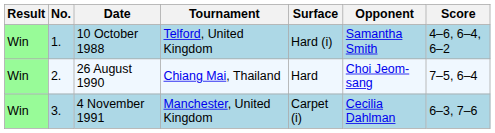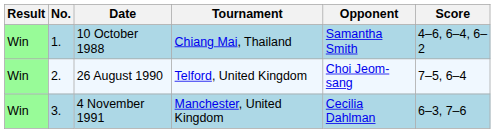- column: (315, 14)
(204, 41) Telford, United Kingdom -> (233, 41) Chiang Mai, Thailand
(222, 75) Chiang Mai, Thailand -> (241, 75) Telford, United Kingdom
